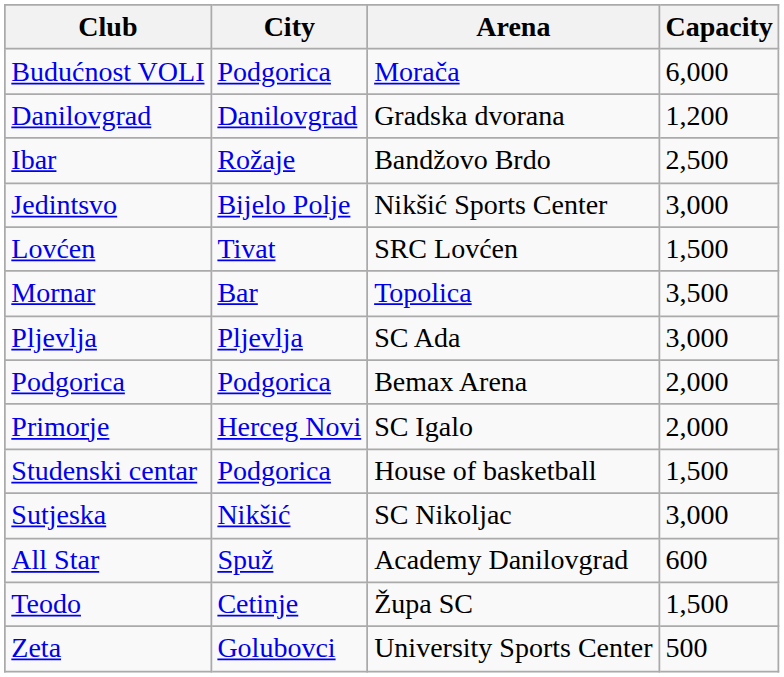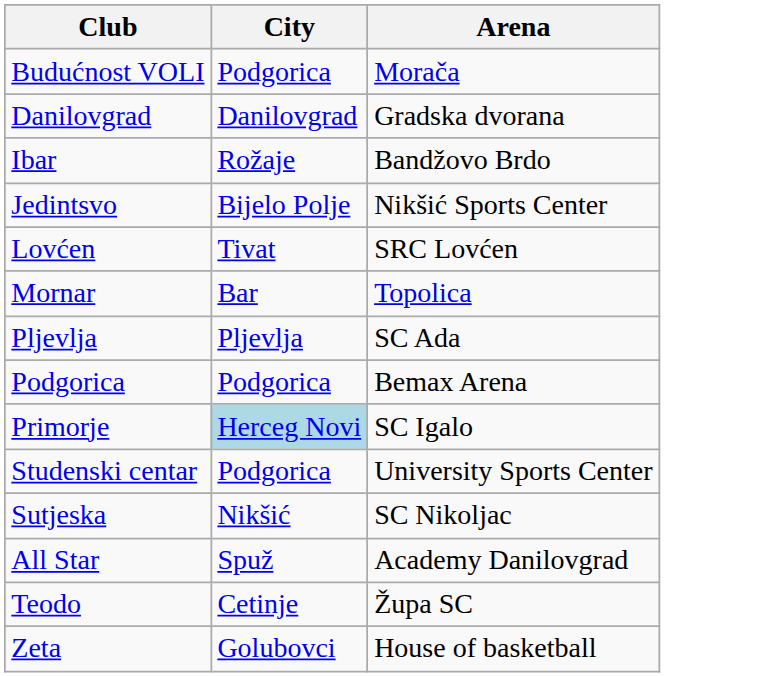- column: (719, 26)
(289, 426) no background -> (289, 426) lightblue background
(485, 470) House of basketball -> (513, 470) University Sports Center
(513, 648) University Sports Center -> (485, 648) House of basketball
